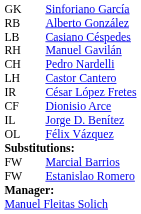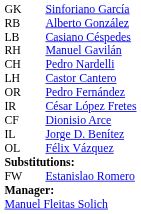+ row: (85, 92)
- row: (83, 162)
